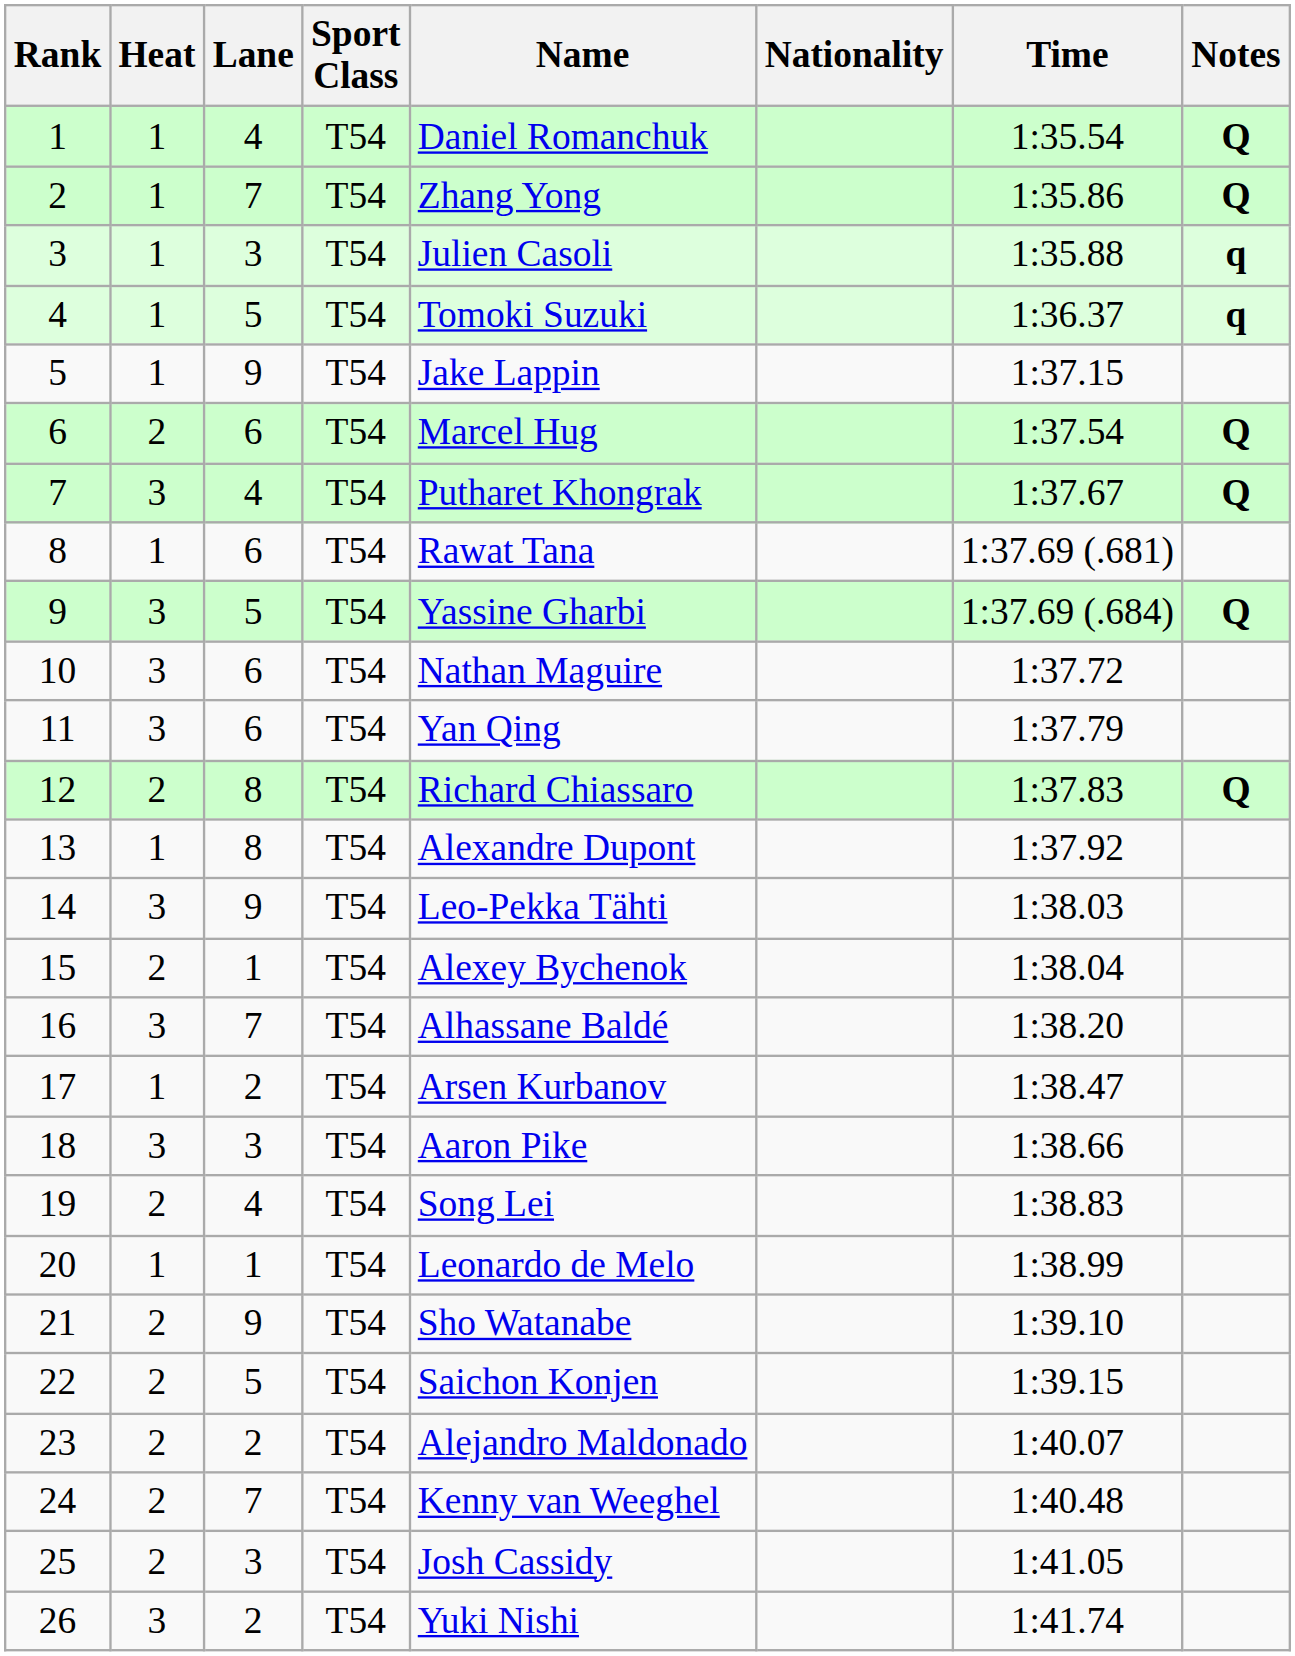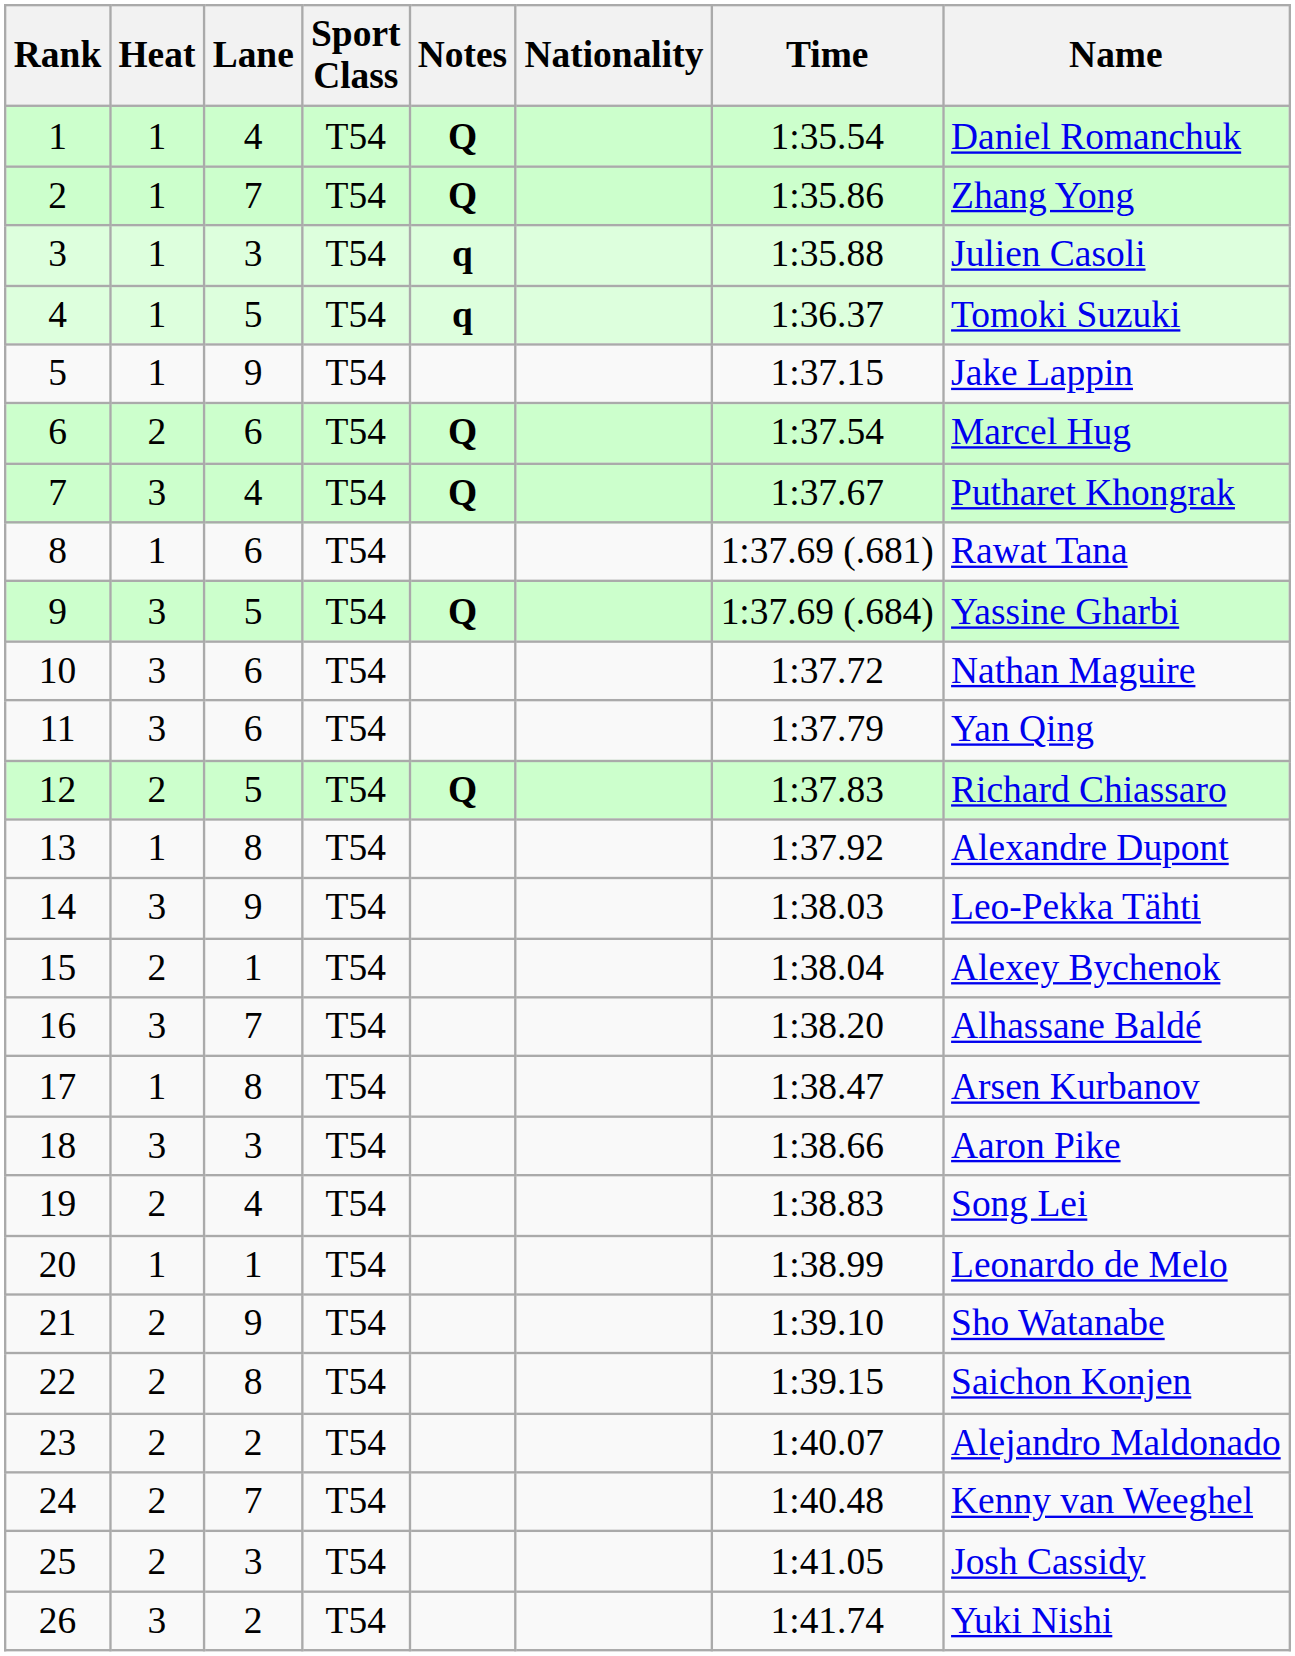columns swapped: (583, 55) <-> (1236, 55)
(253, 788) 8 -> (253, 788) 5
(253, 1085) 2 -> (253, 1085) 8
(253, 1382) 5 -> (253, 1382) 8
